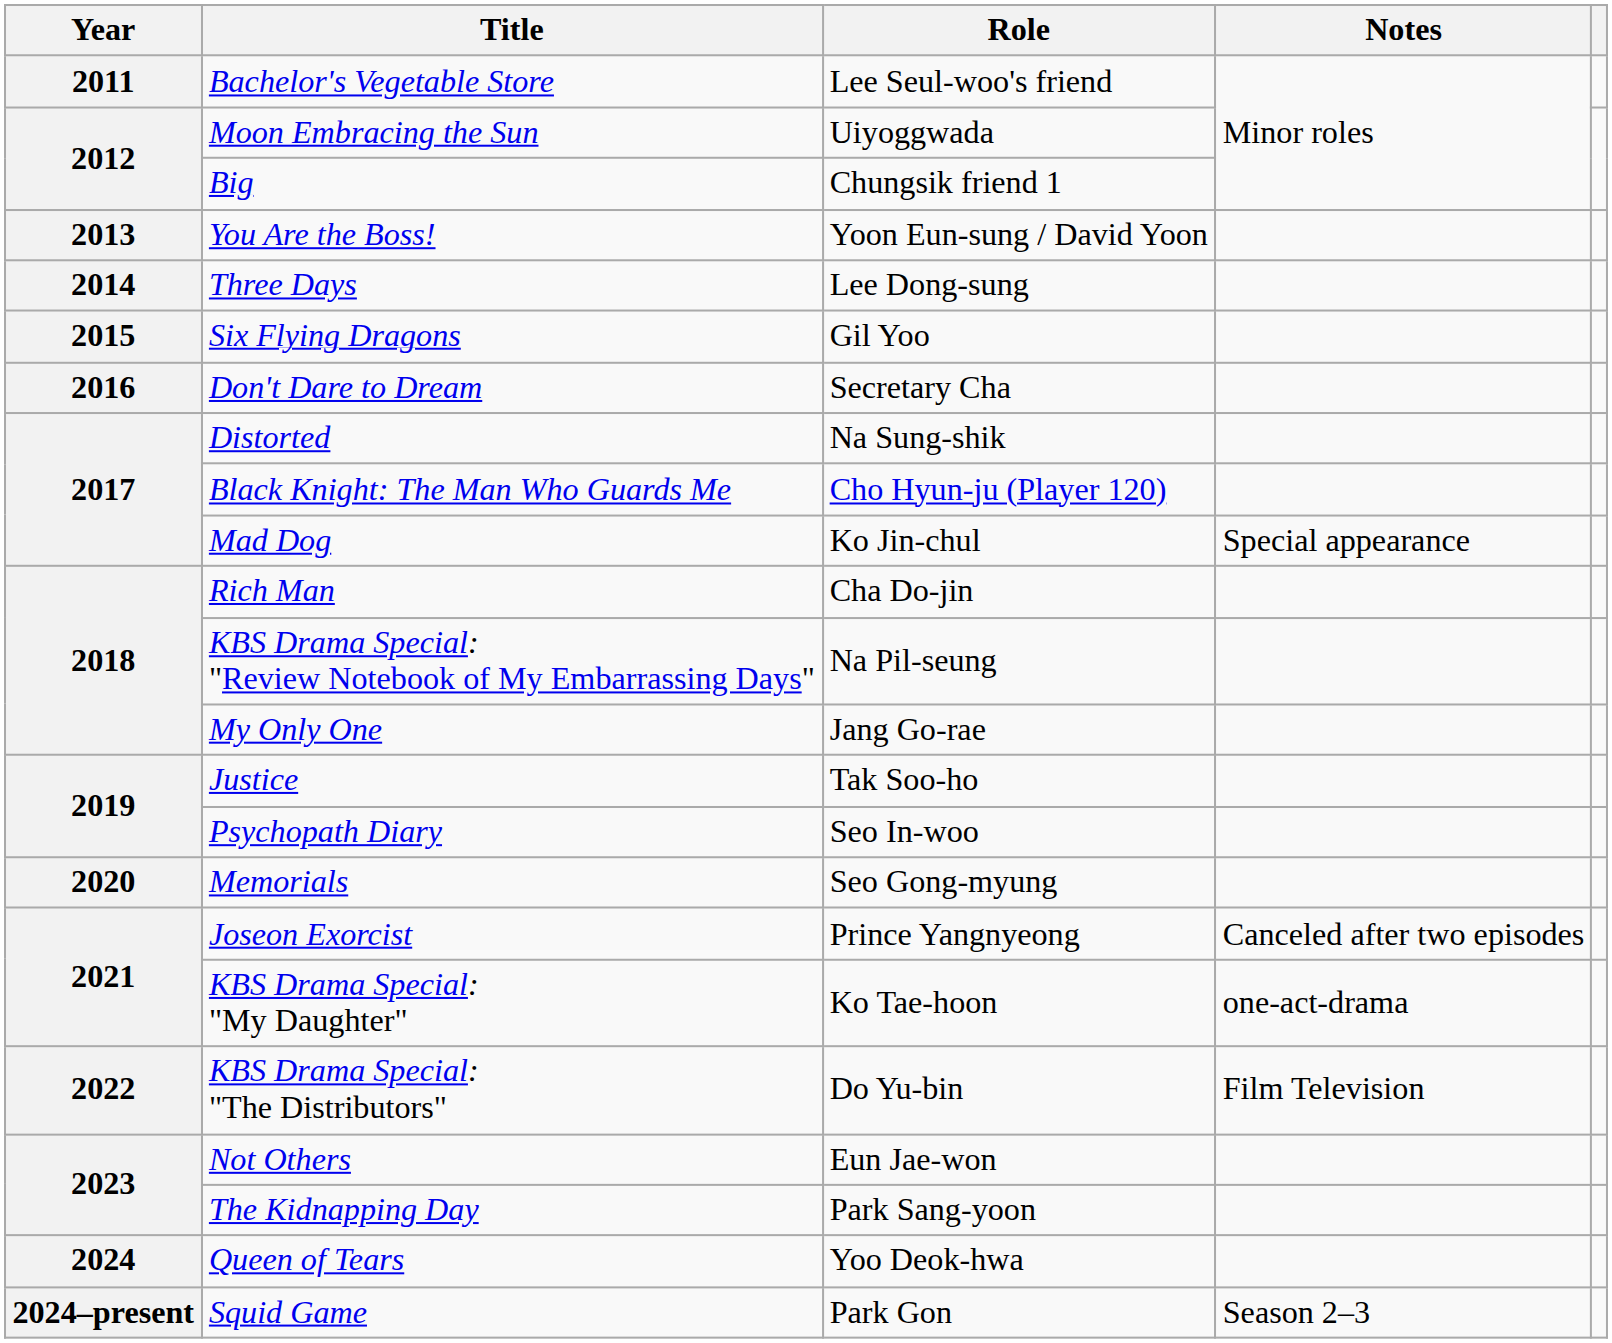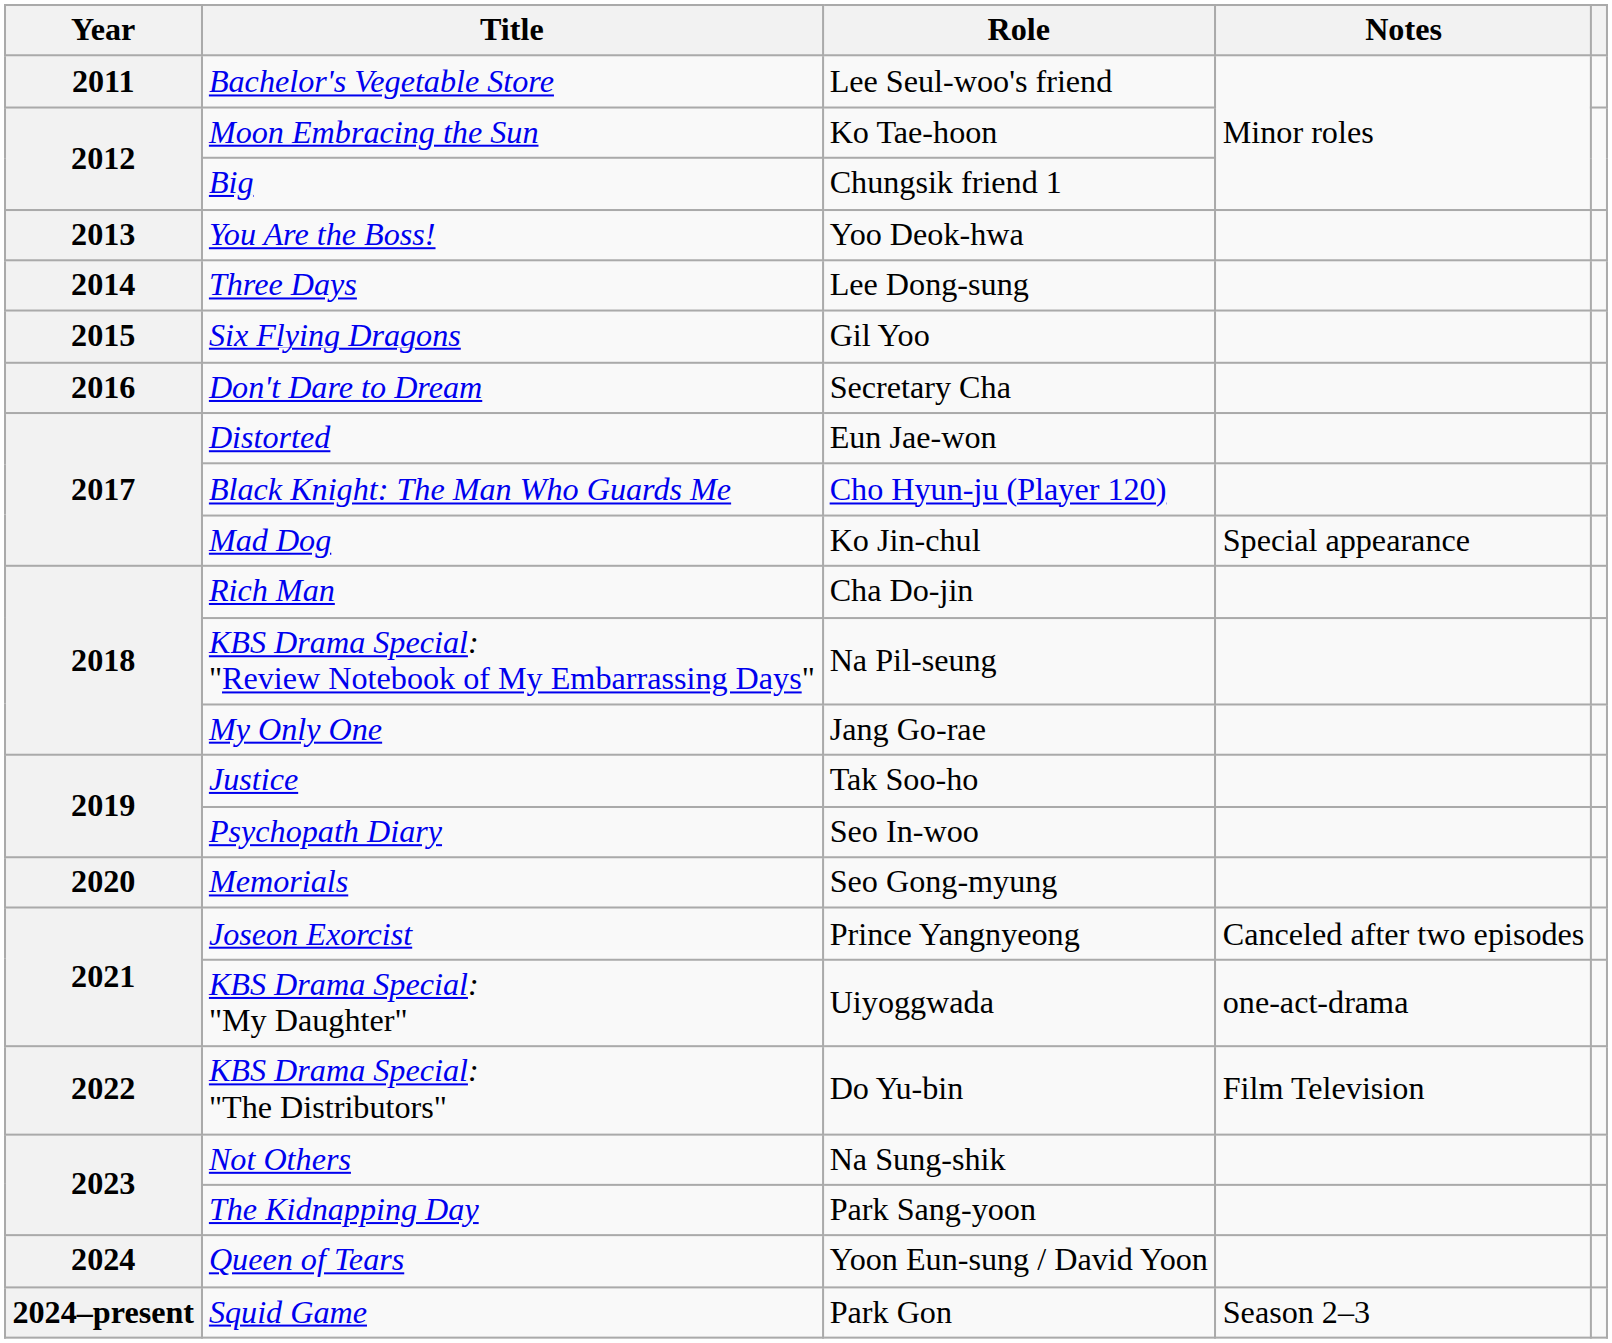(912, 132) Uiyoggwada -> (914, 132) Ko Tae-hoon
(1019, 234) Yoon Eun-sung / David Yoon -> (927, 234) Yoo Deok-hwa
(918, 438) Na Sung-shik -> (913, 438) Eun Jae-won
(914, 1002) Ko Tae-hoon -> (912, 1002) Uiyoggwada
(913, 1158) Eun Jae-won -> (918, 1158) Na Sung-shik
(927, 1260) Yoo Deok-hwa -> (1019, 1260) Yoon Eun-sung / David Yoon
